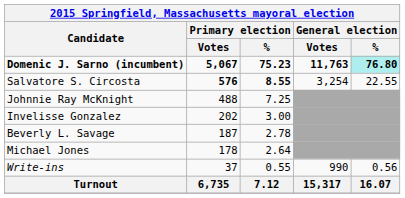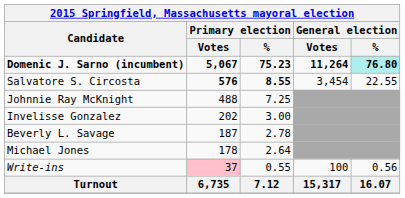(329, 64) 11,763 -> (329, 64) 11,264
(332, 82) 3,254 -> (332, 82) 3,454
(231, 167) no background -> (231, 167) pink background
(339, 167) 990 -> (339, 167) 100
